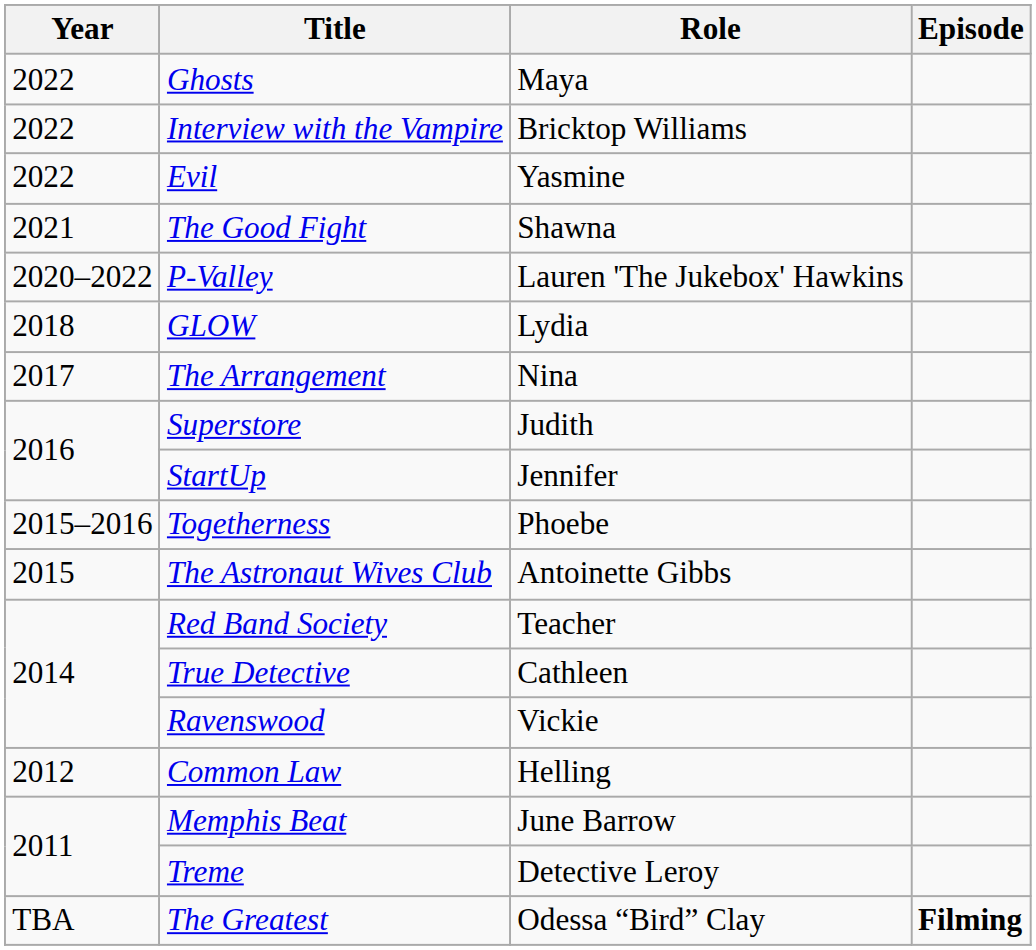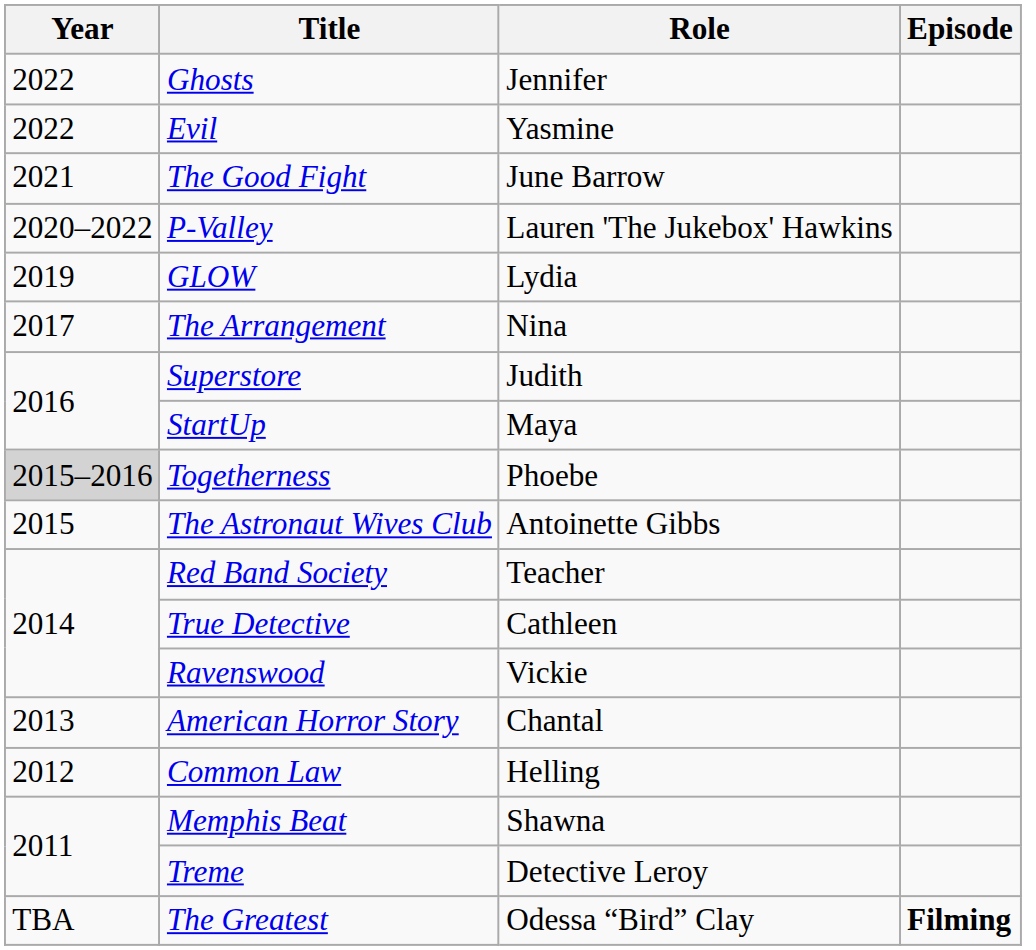(553, 78) Maya -> (557, 78) Jennifer
- row: (335, 128)
(567, 227) Shawna -> (586, 177) June Barrow
(43, 326) 2018 -> (43, 276) 2019
(567, 474) Jennifer -> (542, 425) Maya
(82, 524) no background -> (82, 474) lightgrey background
+ row: (313, 721)
(597, 820) June Barrow -> (556, 820) Shawna
